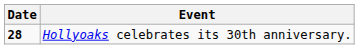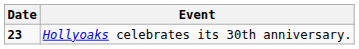(15, 34) 28 -> (15, 34) 23
